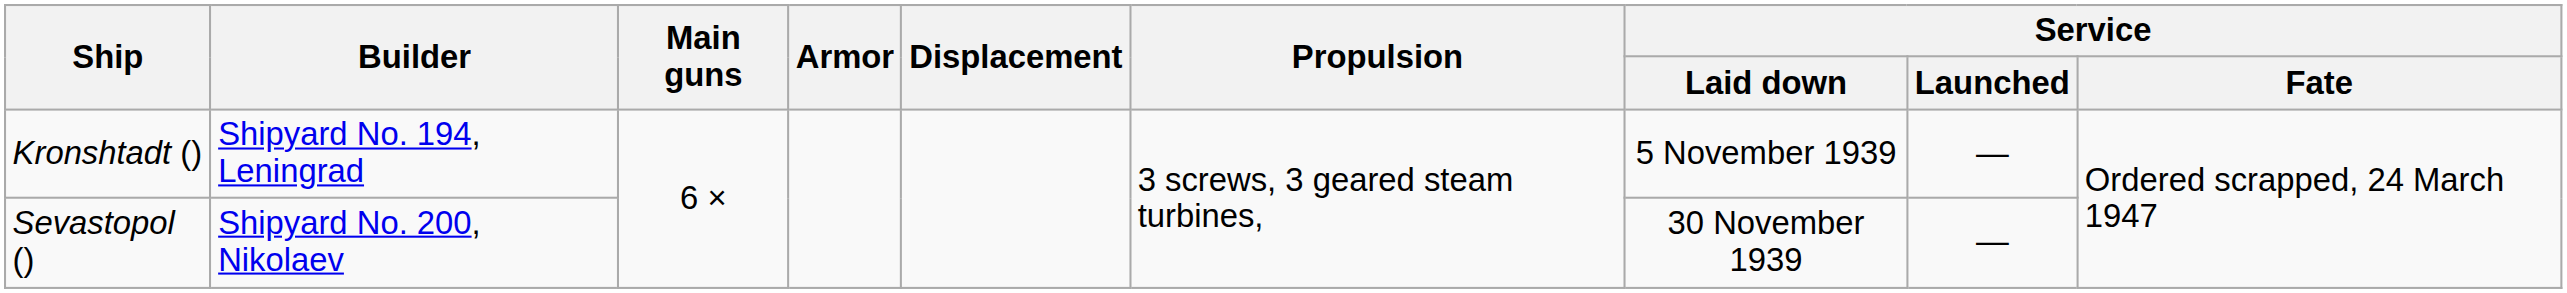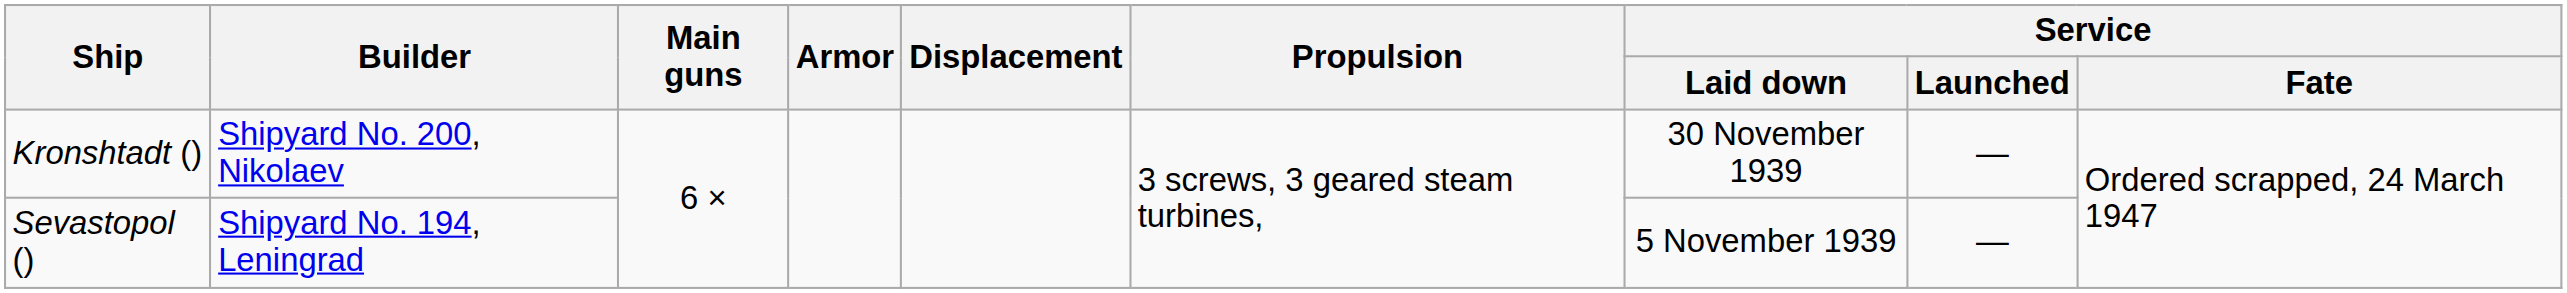(349, 152) Shipyard No. 194, Leningrad -> (349, 152) Shipyard No. 200, Nikolaev
(1766, 152) 5 November 1939 -> (1766, 152) 30 November 1939
(349, 241) Shipyard No. 200, Nikolaev -> (349, 241) Shipyard No. 194, Leningrad
(1766, 241) 30 November 1939 -> (1766, 241) 5 November 1939
